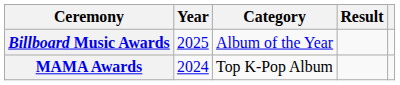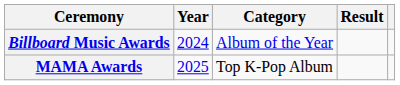(193, 42) 2025 -> (193, 42) 2024
(193, 67) 2024 -> (193, 67) 2025
